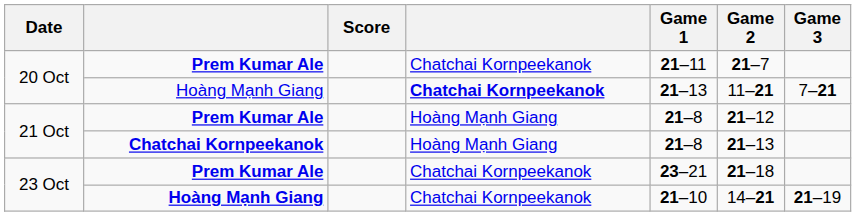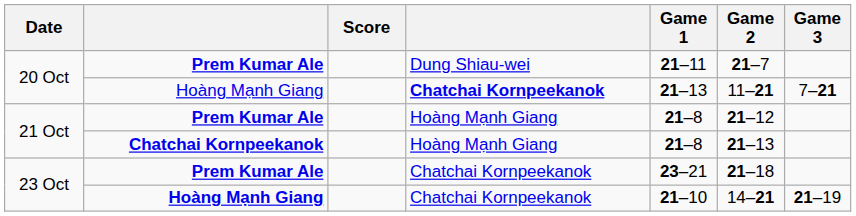(501, 64) Chatchai Kornpeekanok -> (470, 64) Dung Shiau-wei
